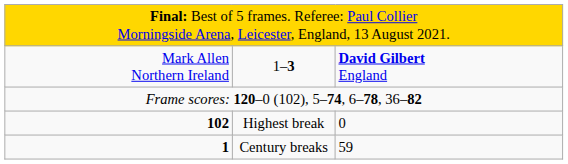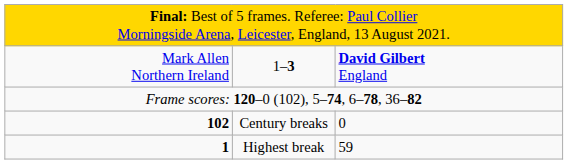(284, 123) Highest break -> (284, 123) Century breaks
(284, 147) Century breaks -> (284, 147) Highest break
